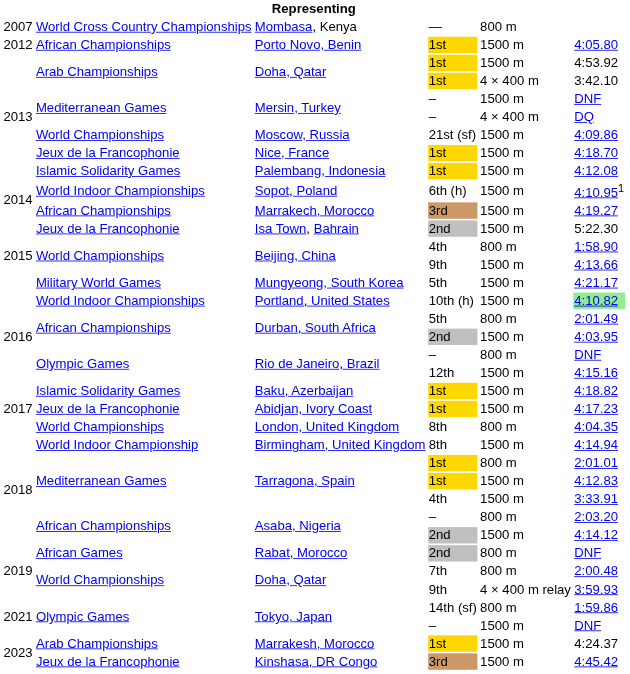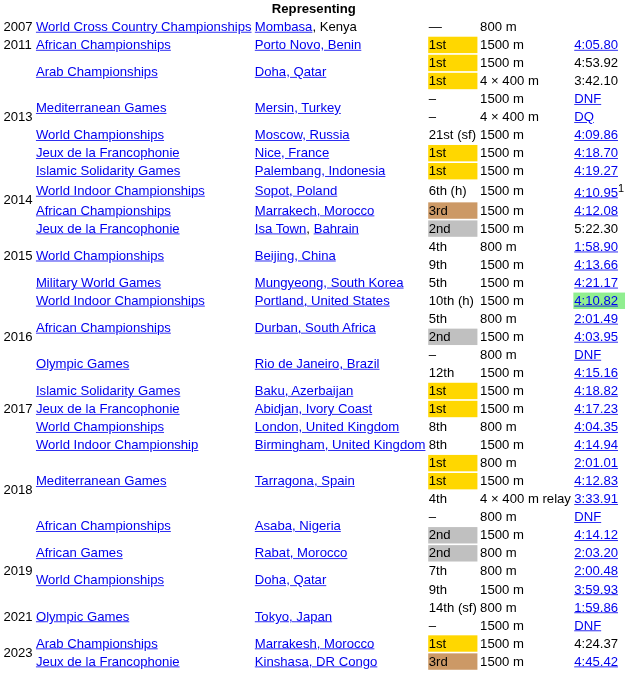(18, 45) 2012 -> (18, 45) 2011
(596, 171) 4:12.08 -> (596, 171) 4:19.27
(596, 210) 4:19.27 -> (596, 210) 4:12.08
(502, 499) 1500 m -> (526, 499) 4 × 400 m relay
(596, 517) 2:03.20 -> (588, 517) DNF
(588, 553) DNF -> (596, 553) 2:03.20
(526, 589) 4 × 400 m relay -> (502, 589) 1500 m
